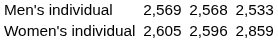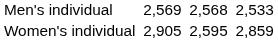(162, 31) 2,605 -> (162, 31) 2,905
(208, 31) 2,596 -> (208, 31) 2,595
